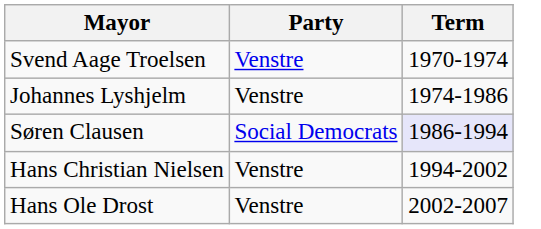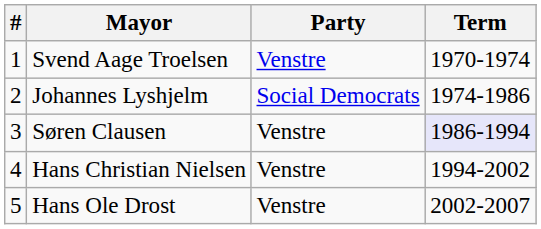+ column: (16, 22)
(269, 95) Venstre -> (338, 95) Social Democrats
(316, 132) Social Democrats -> (291, 132) Venstre
